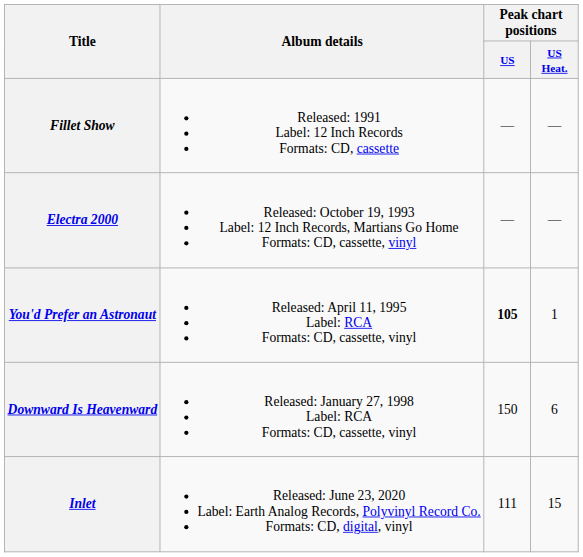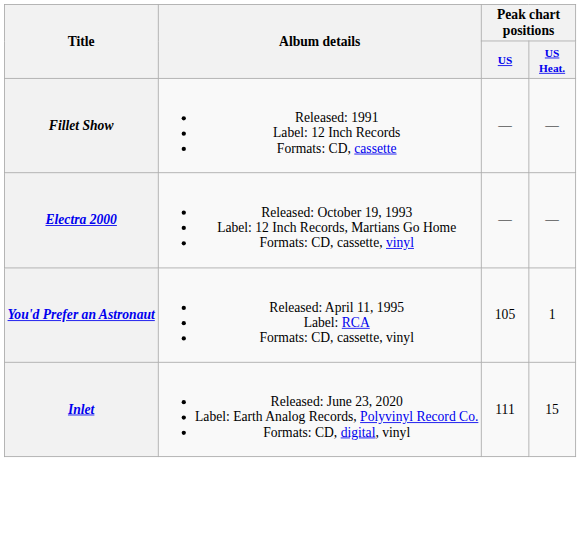(507, 314) bold -> (505, 314) normal
- row: (82, 409)
